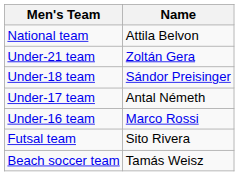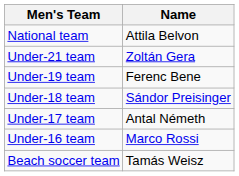+ row: (51, 77)
- row: (42, 139)
